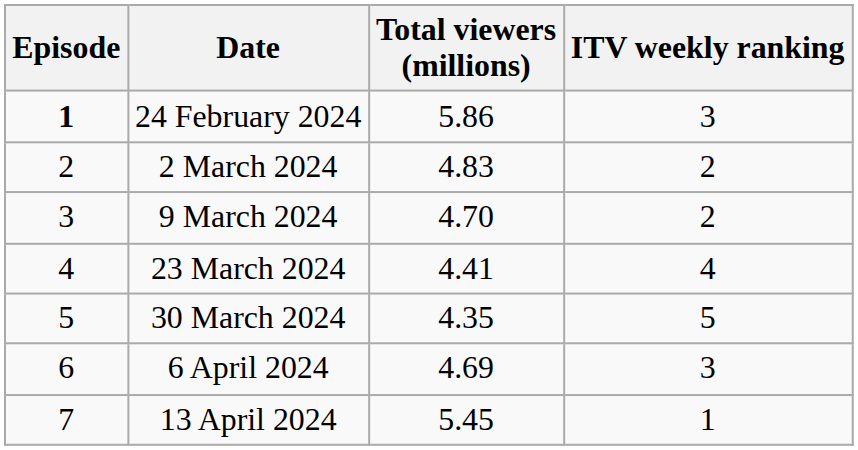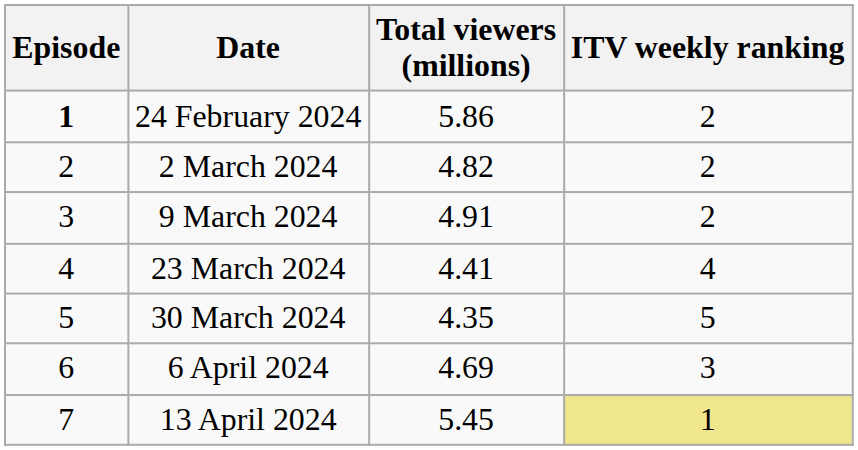(708, 116) 3 -> (708, 116) 2
(466, 166) 4.83 -> (466, 166) 4.82
(466, 217) 4.70 -> (466, 217) 4.91
(708, 419) no background -> (708, 419) khaki background
